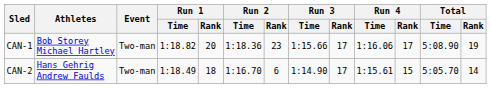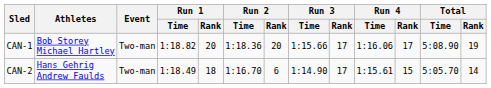(276, 46) 23 -> (276, 46) 20
